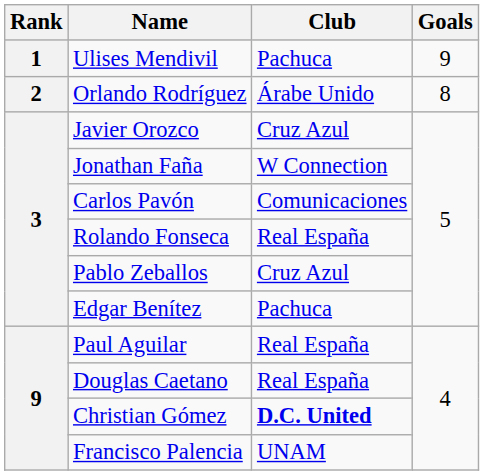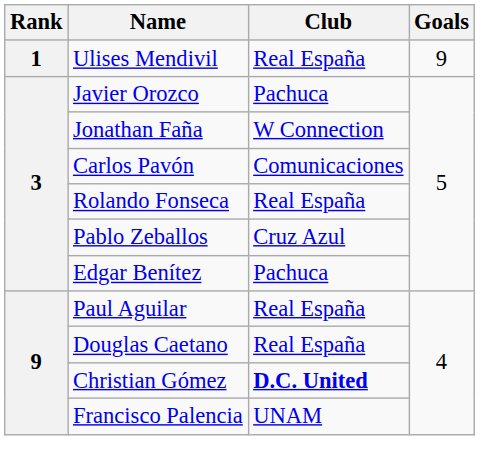(295, 58) Pachuca -> (309, 58) Real España
- row: (160, 93)
(303, 129) Cruz Azul -> (291, 93) Pachuca
